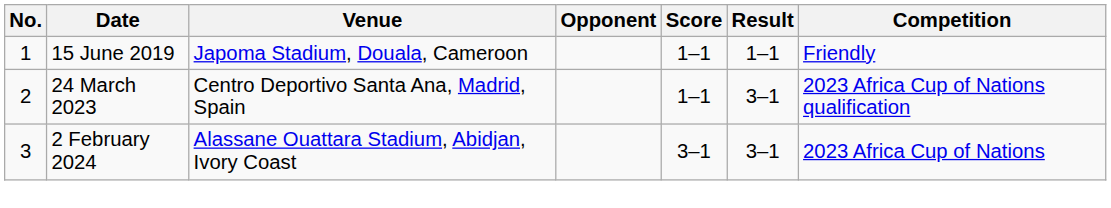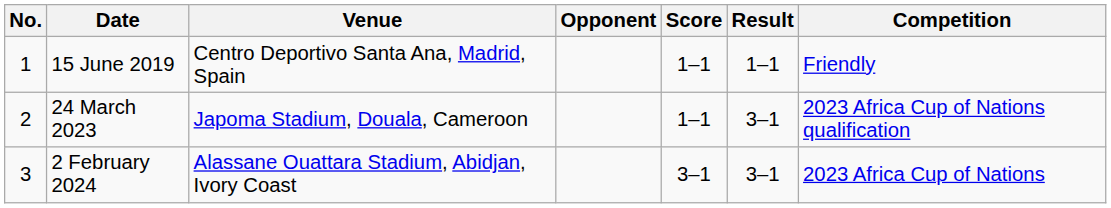(361, 52) Japoma Stadium, Douala, Cameroon -> (360, 64) Centro Deportivo Santa Ana, Madrid, Spain
(360, 96) Centro Deportivo Santa Ana, Madrid, Spain -> (361, 119) Japoma Stadium, Douala, Cameroon
